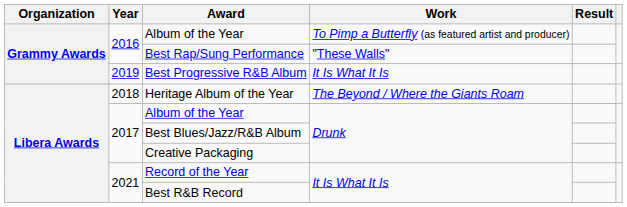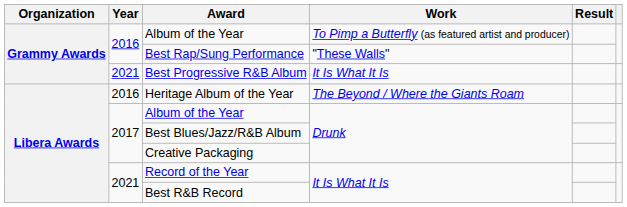(125, 73) 2019 -> (125, 73) 2021
(125, 93) 2018 -> (125, 93) 2016
